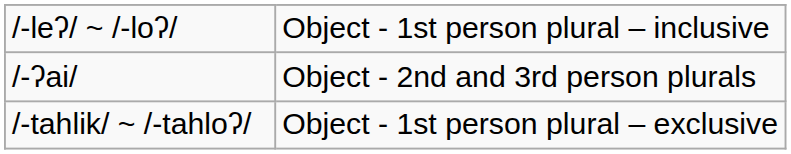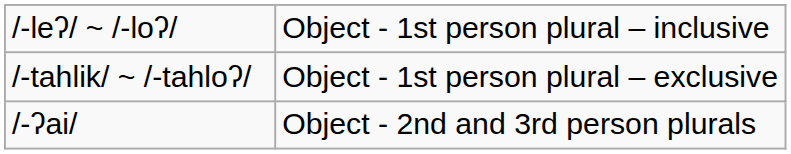rows swapped: (140, 124) <-> (53, 76)
